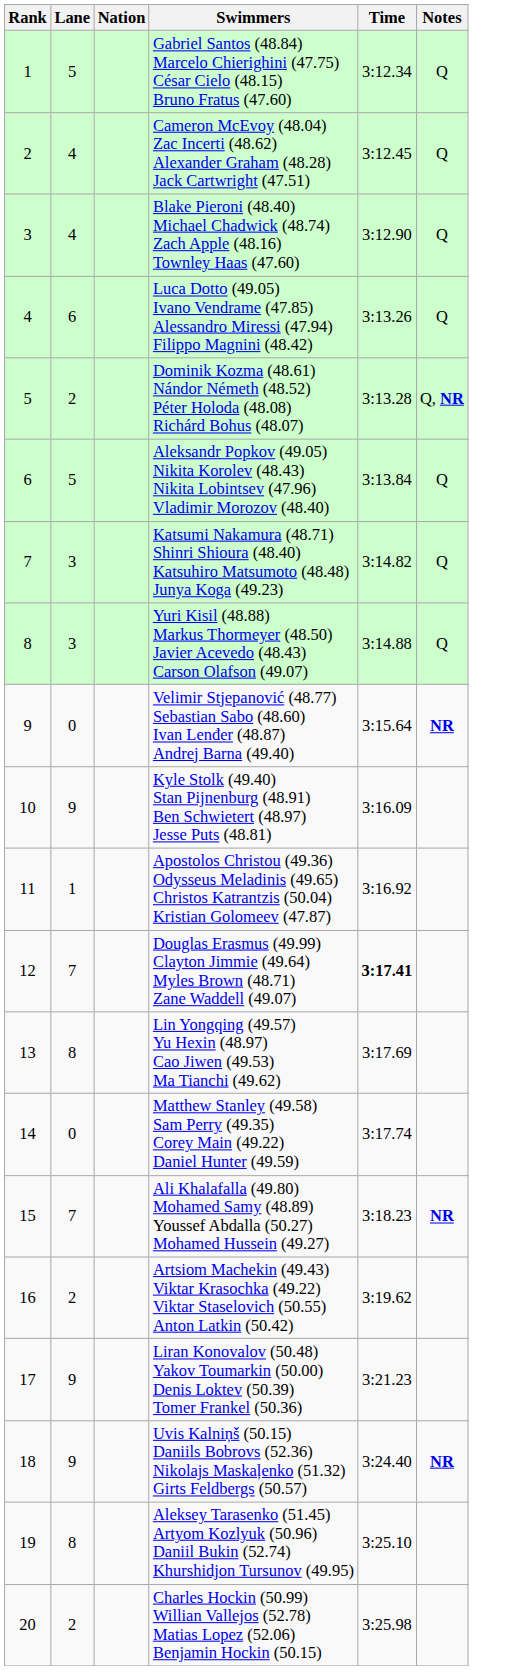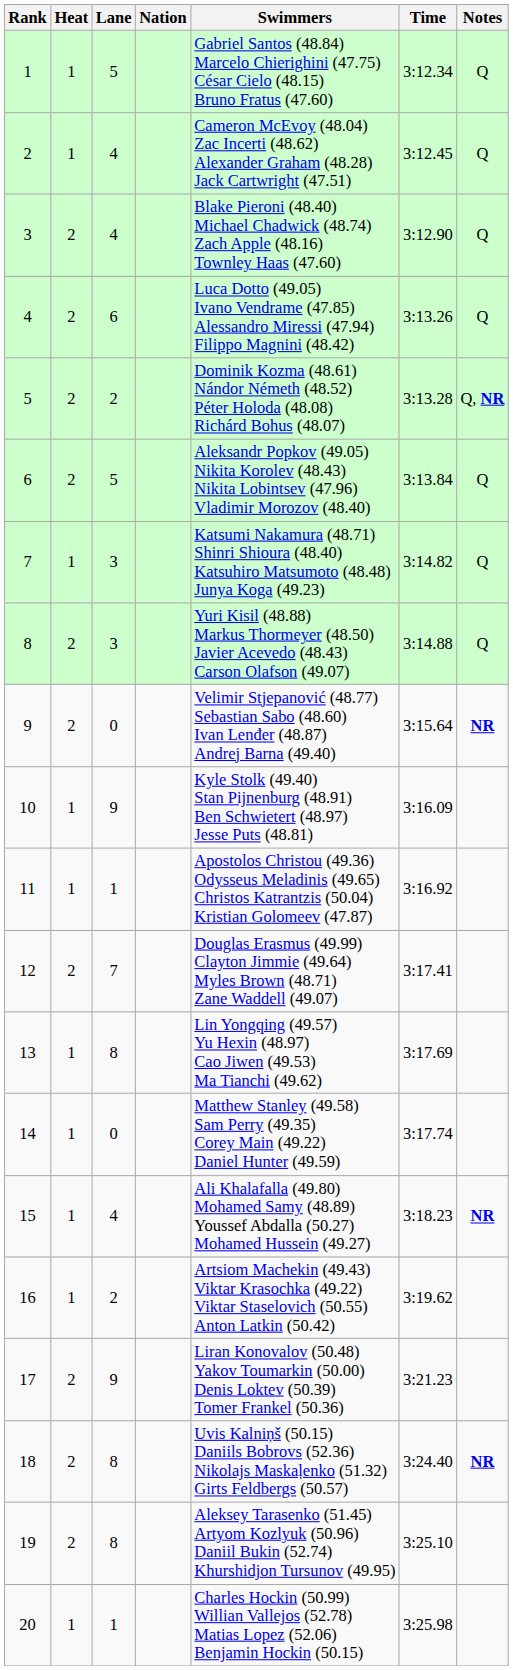+ column: (71, 17)
(387, 970) bold -> (428, 970) normal
(72, 1216) 7 -> (114, 1216) 4
(72, 1461) 9 -> (114, 1461) 8
(72, 1624) 2 -> (114, 1624) 1
